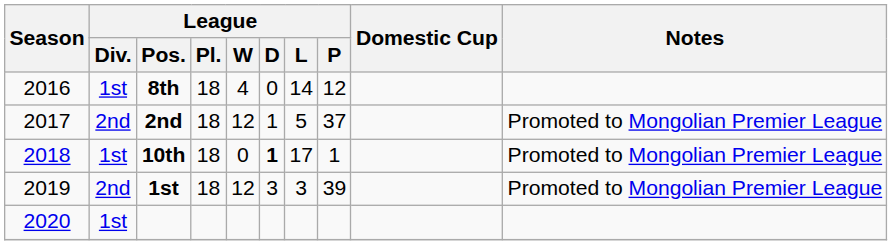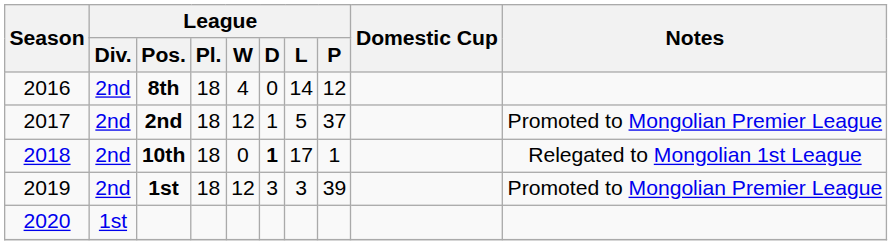(113, 88) 1st -> (113, 88) 2nd
(113, 155) 1st -> (113, 155) 2nd
(695, 155) Promoted to Mongolian Premier League -> (695, 155) Relegated to Mongolian 1st League
